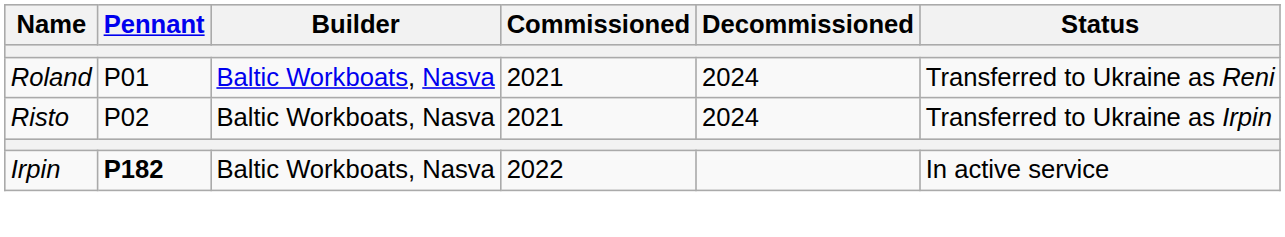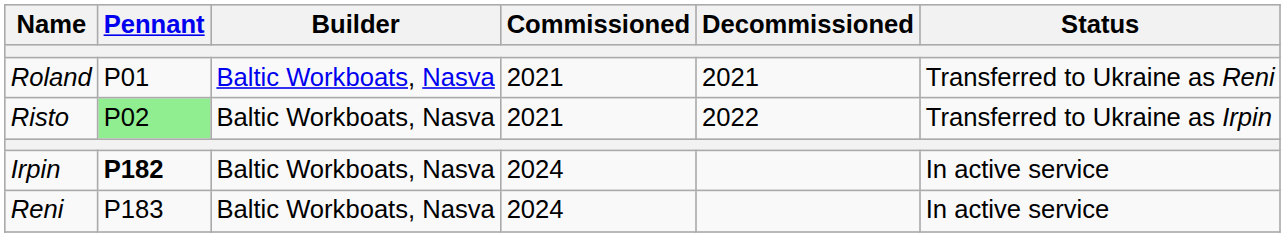(730, 77) 2024 -> (730, 77) 2021
(126, 117) no background -> (126, 117) lightgreen background
(730, 117) 2024 -> (730, 117) 2022
(535, 170) 2022 -> (535, 170) 2024
+ row: (37, 210)
